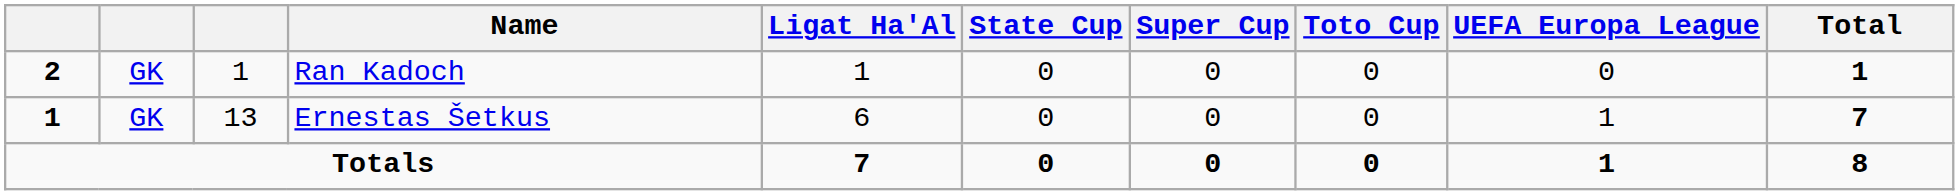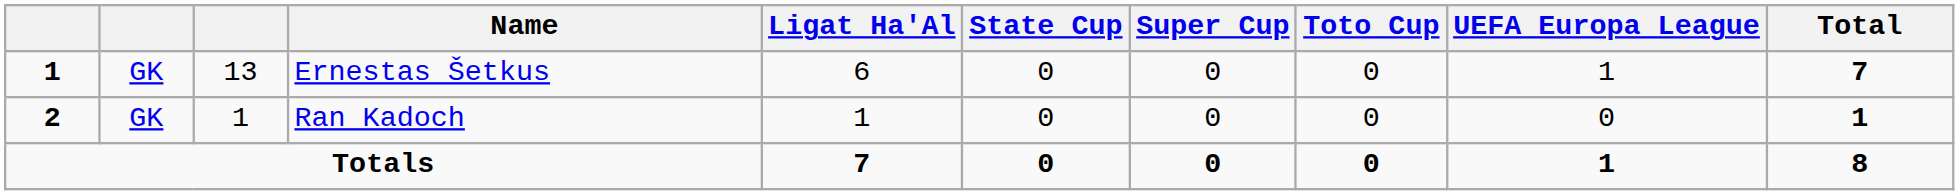rows swapped: (422, 120) <-> (380, 74)
